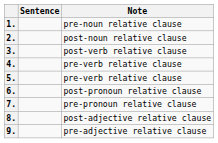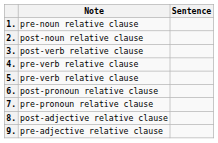columns swapped: (40, 11) <-> (137, 11)
